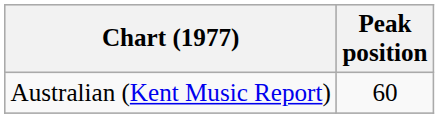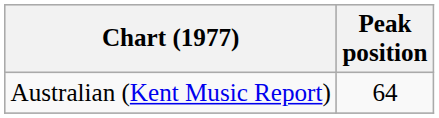(385, 92) 60 -> (385, 92) 64
